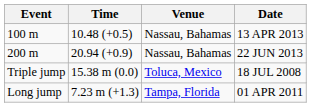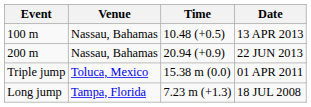columns swapped: (105, 14) <-> (188, 14)
(269, 72) 18 JUL 2008 -> (270, 72) 01 APR 2011
(270, 92) 01 APR 2011 -> (269, 92) 18 JUL 2008
